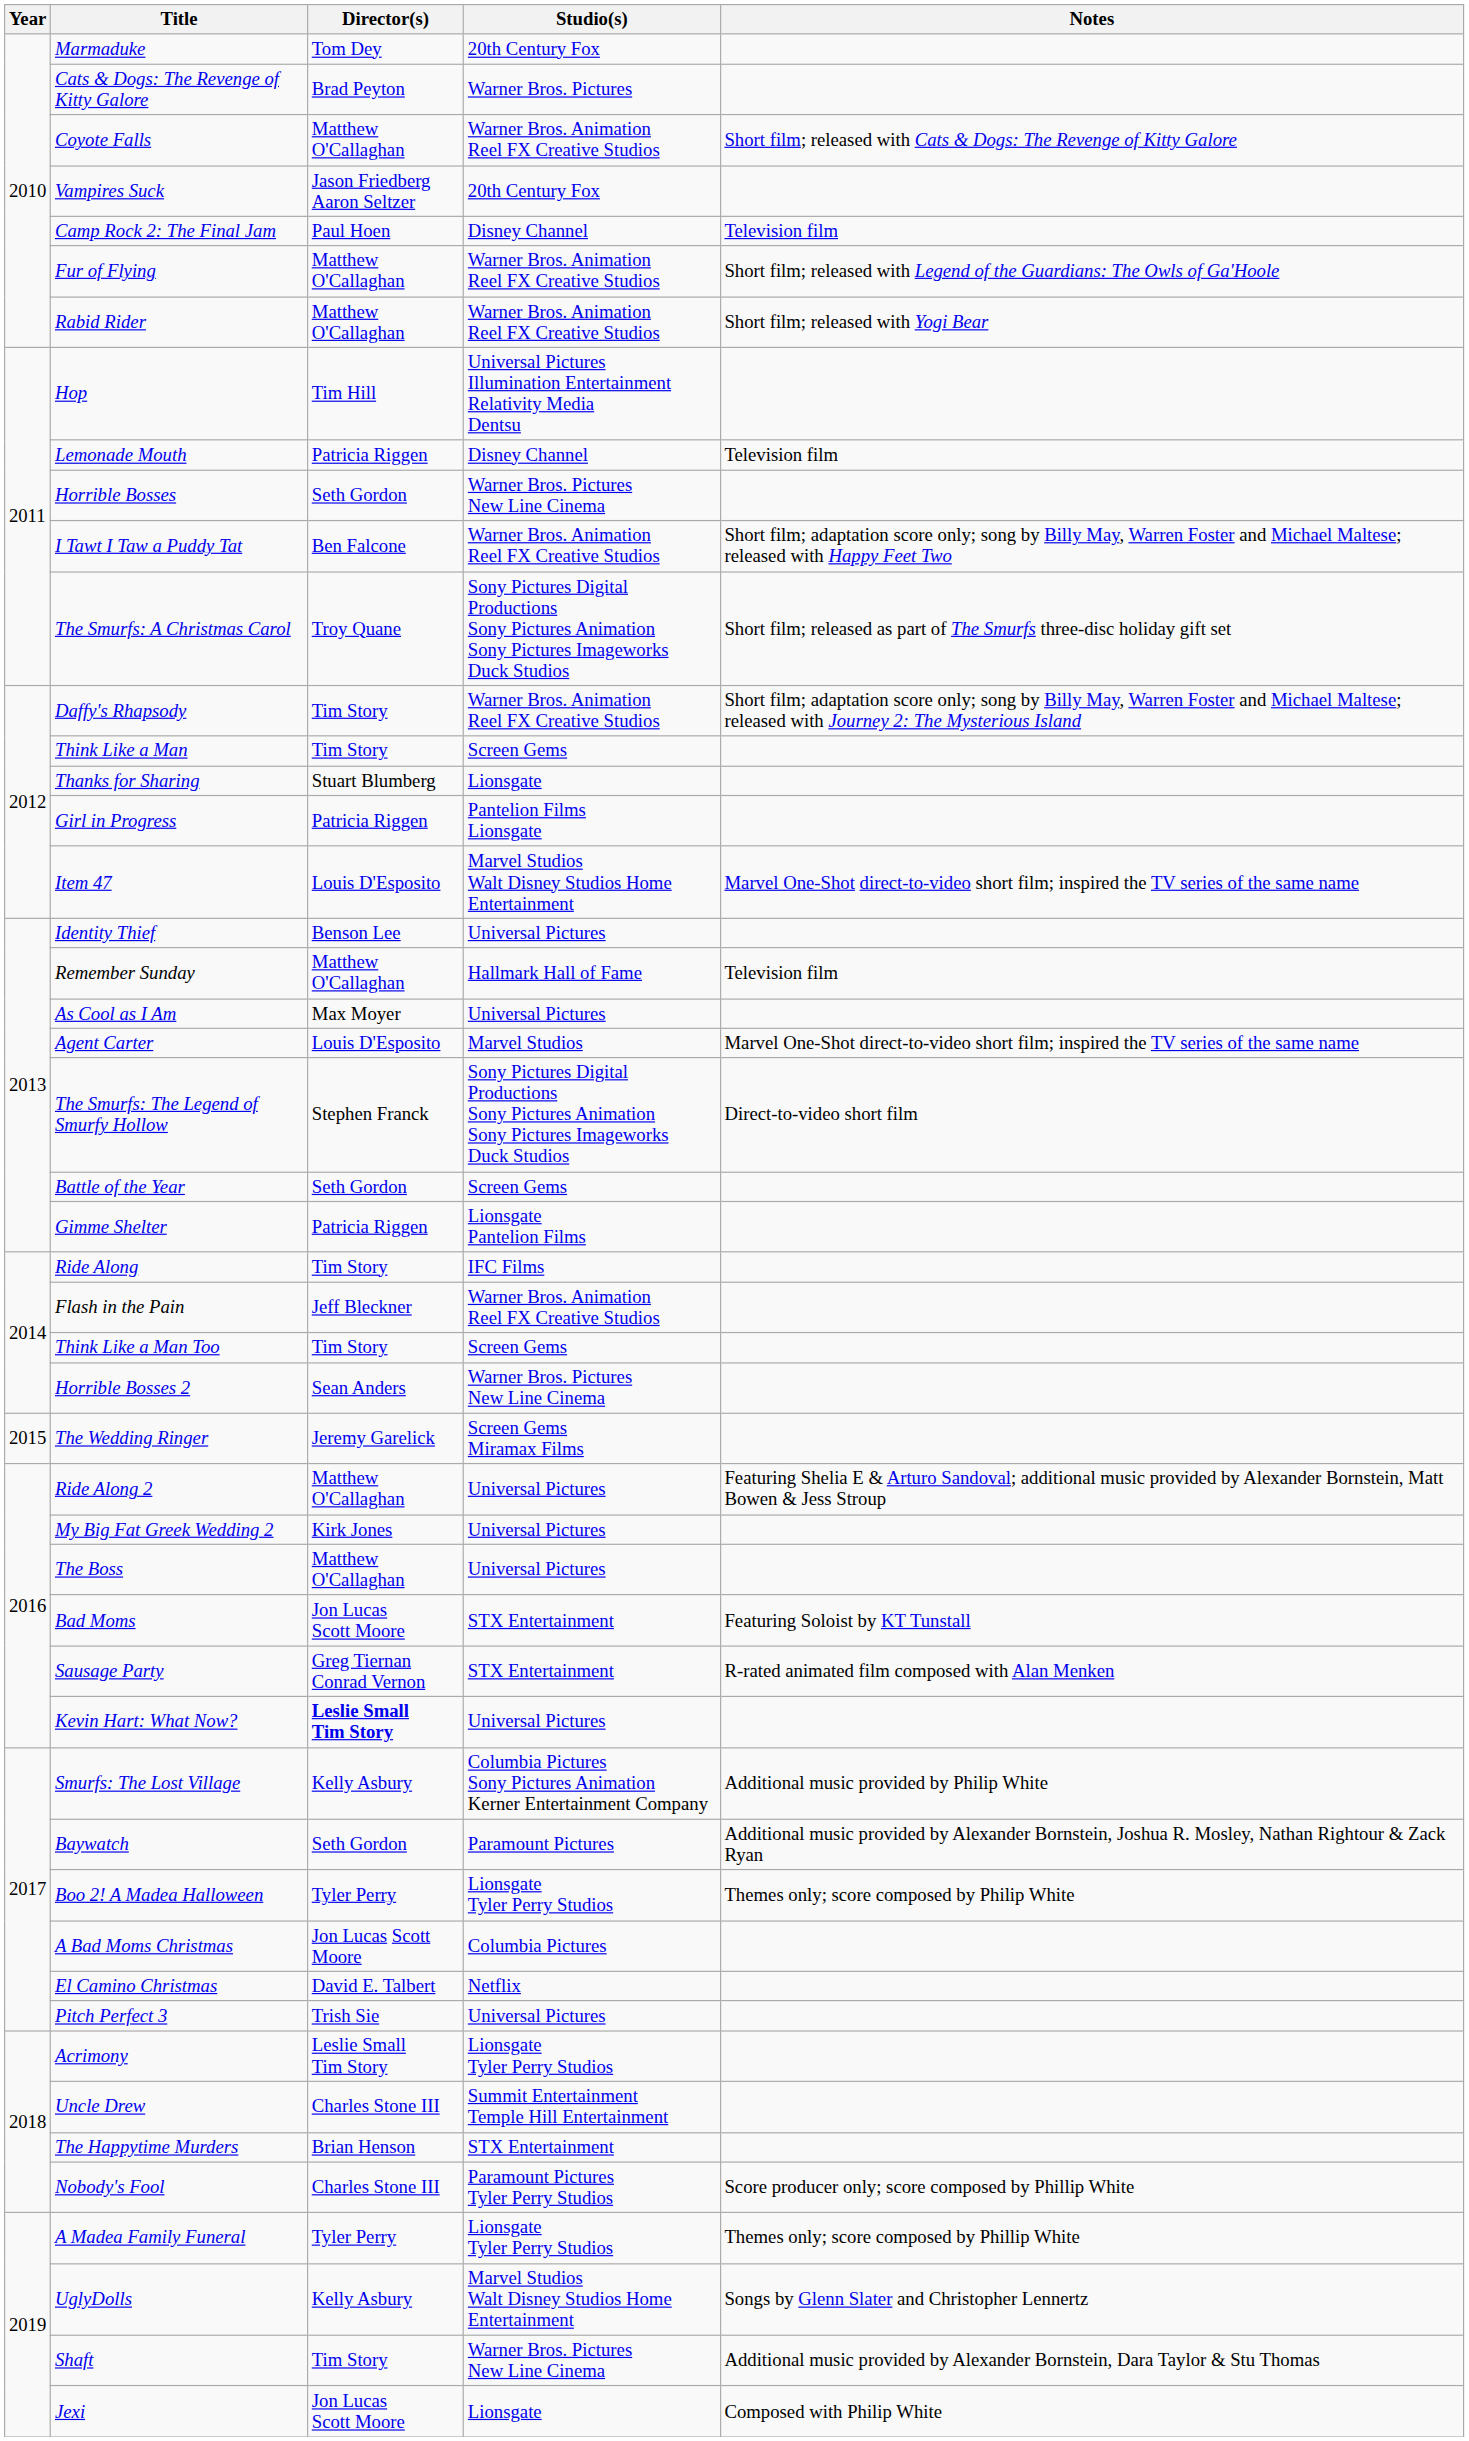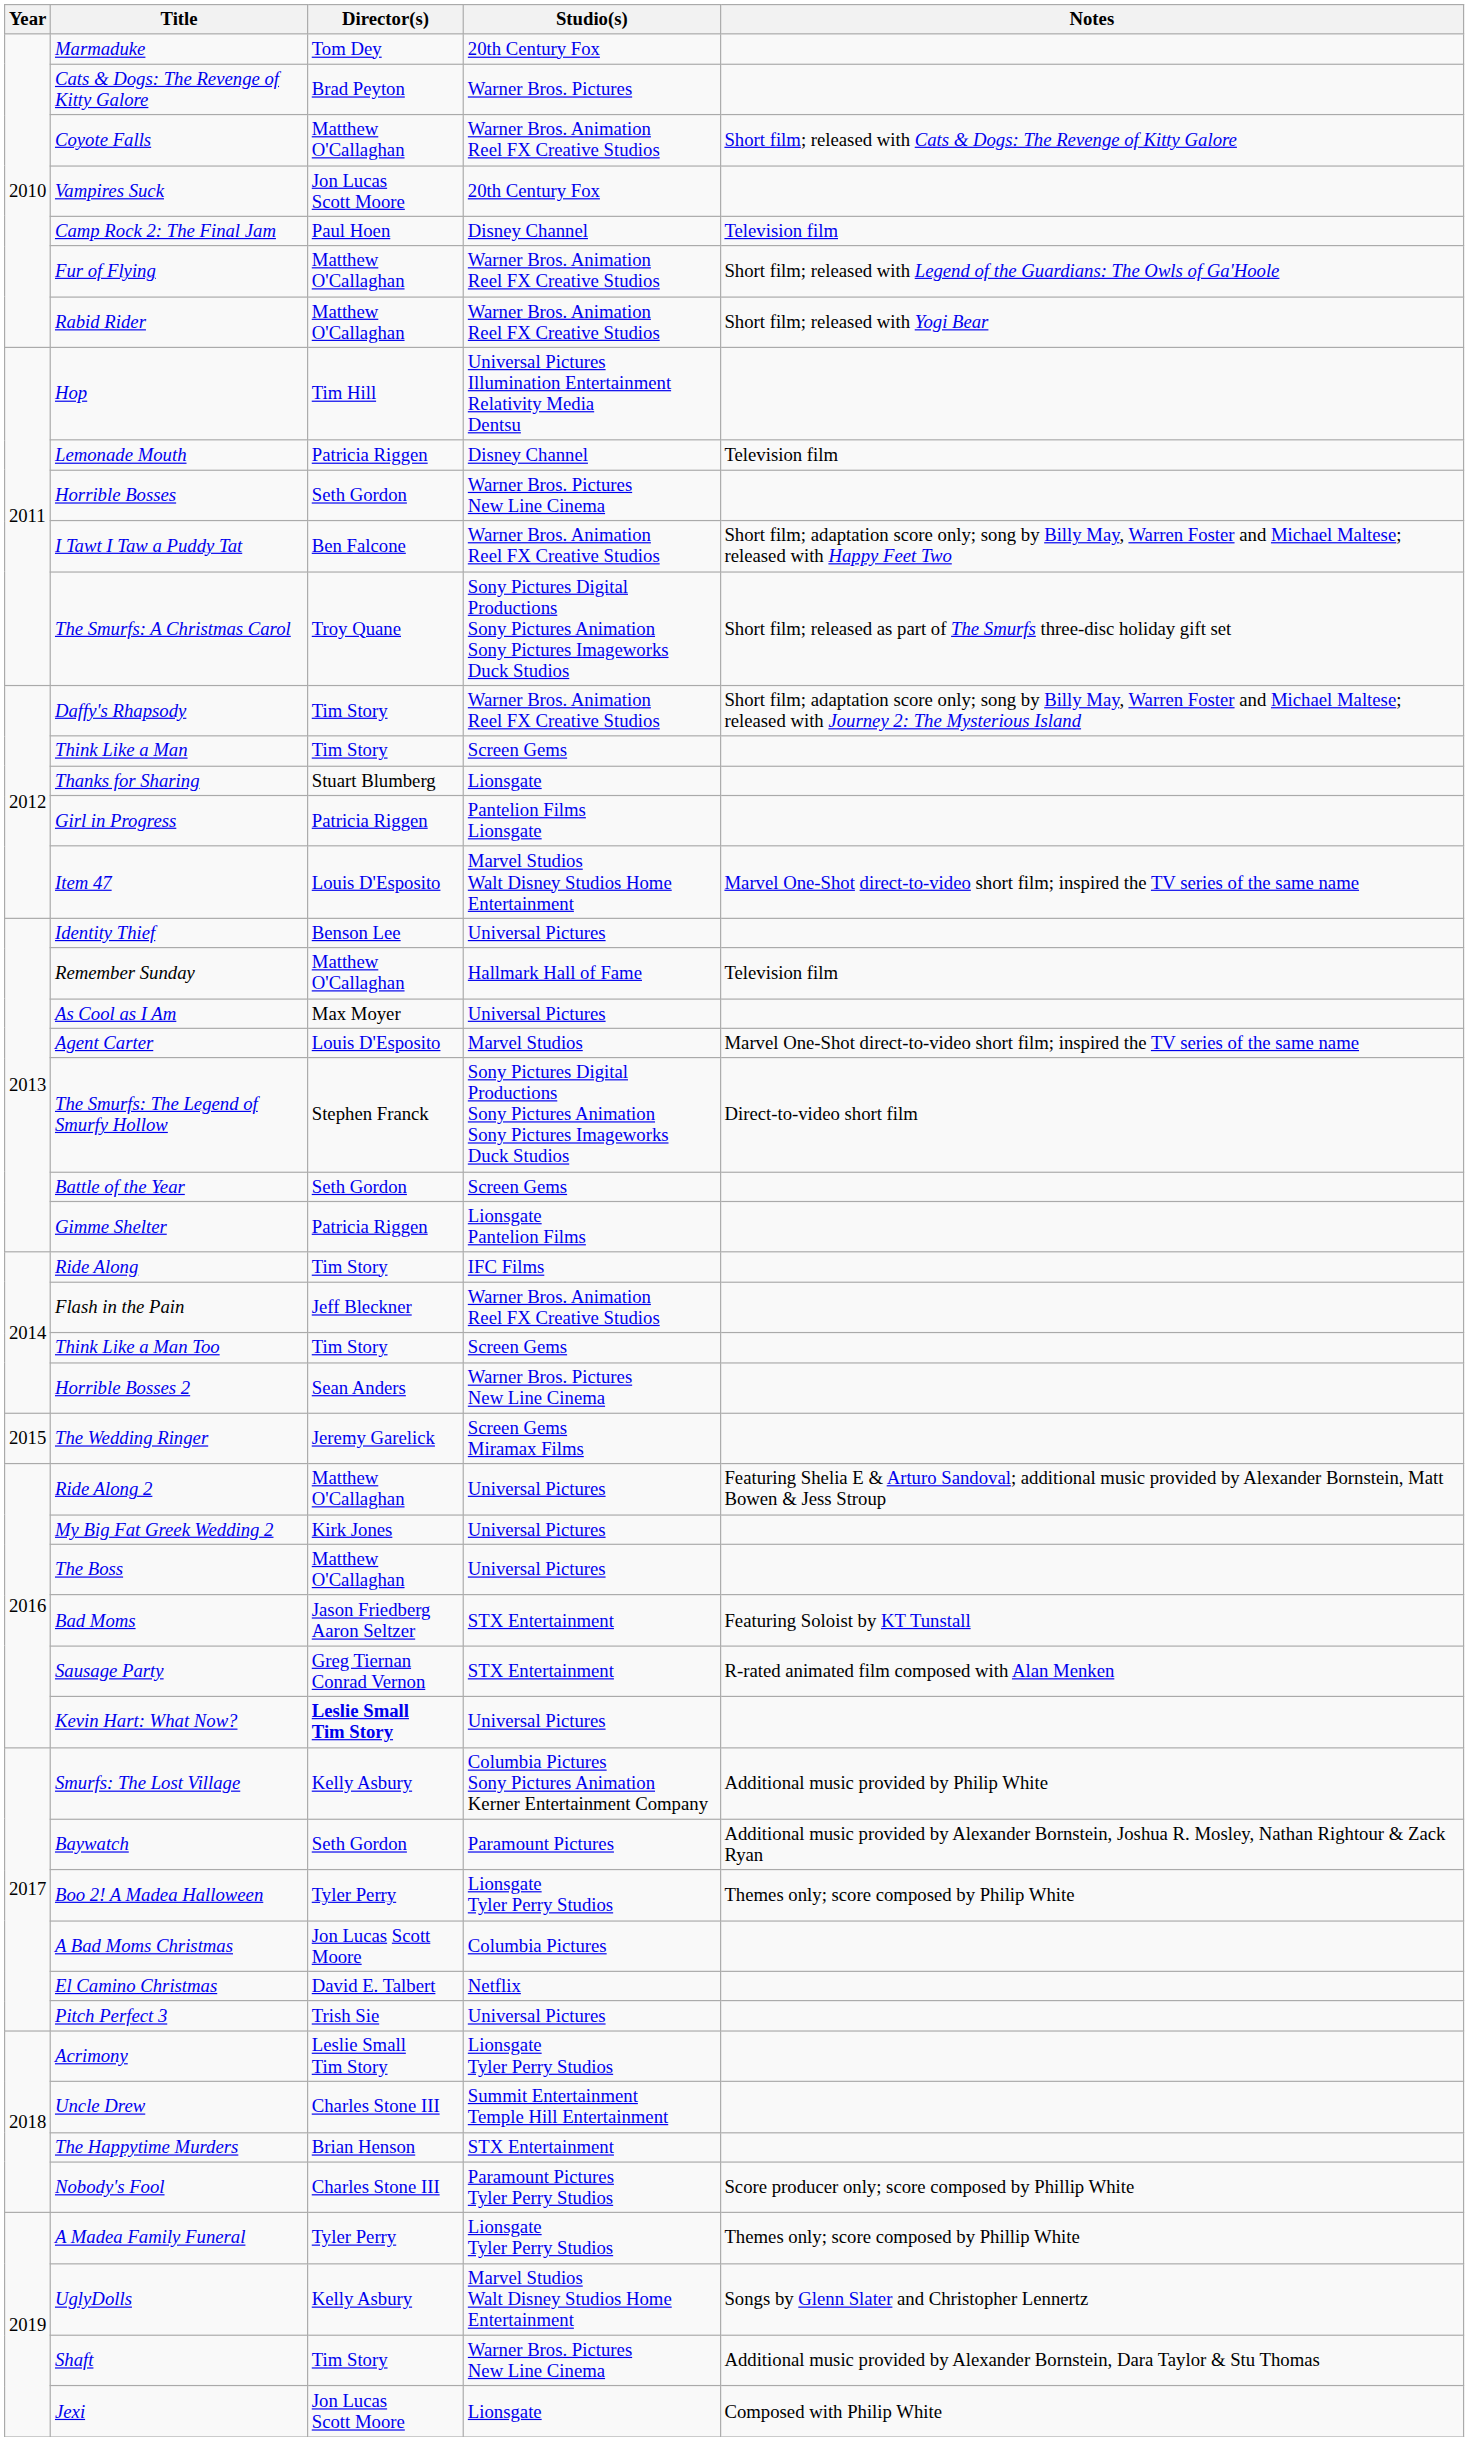(371, 190) Jason Friedberg Aaron Seltzer -> (358, 190) Jon Lucas Scott Moore
(358, 1620) Jon Lucas Scott Moore -> (371, 1620) Jason Friedberg Aaron Seltzer
